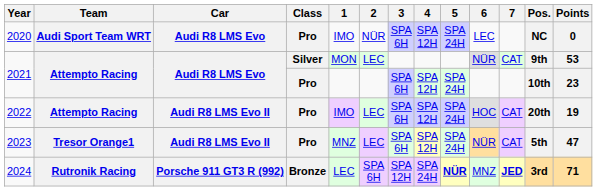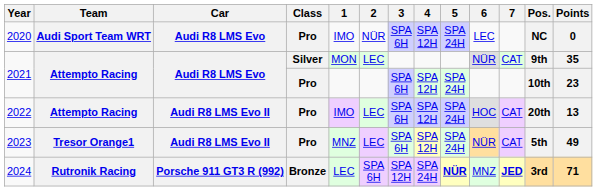(573, 60) 53 -> (573, 60) 35
(573, 113) 19 -> (573, 113) 13
(573, 142) 47 -> (573, 142) 49
